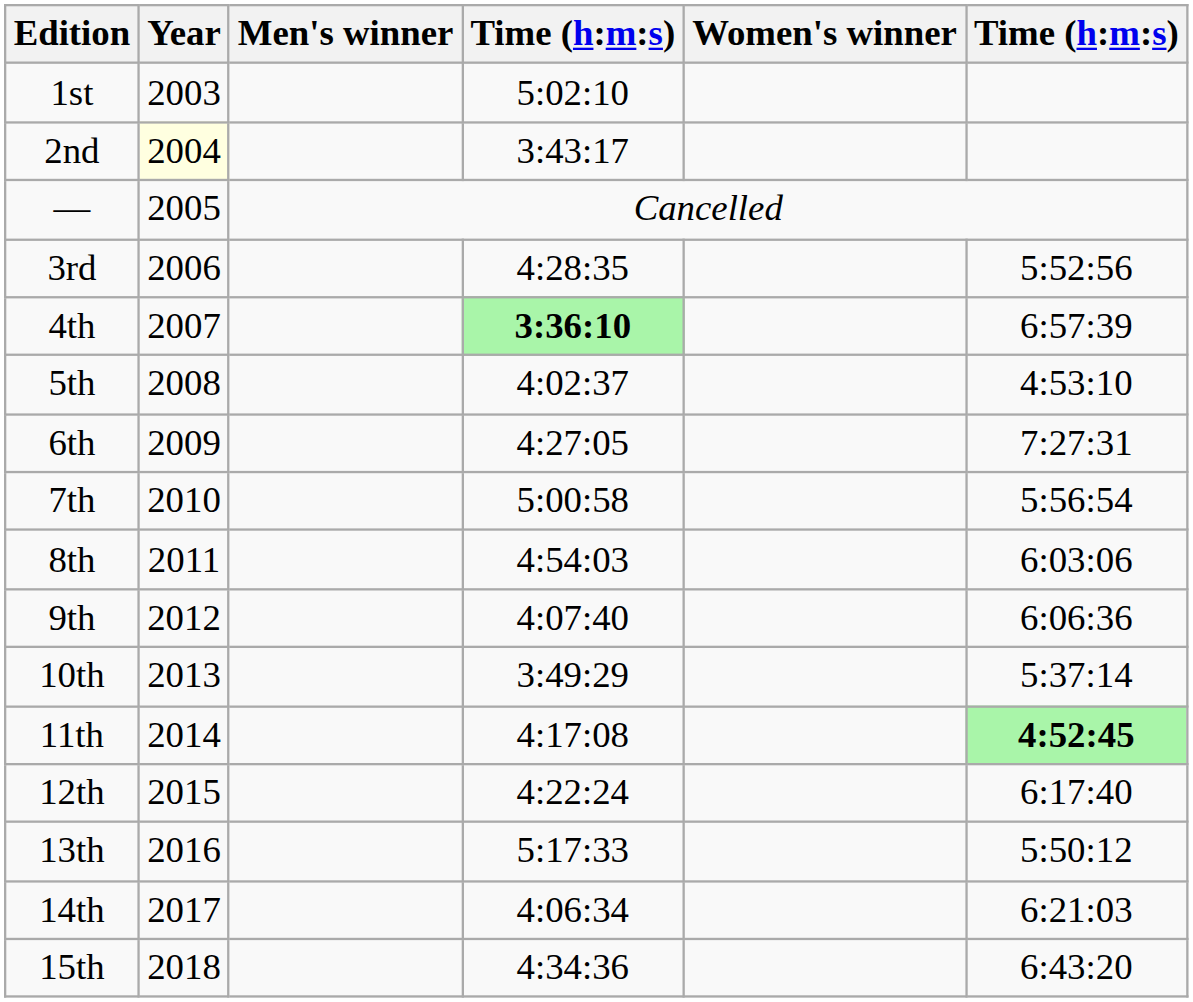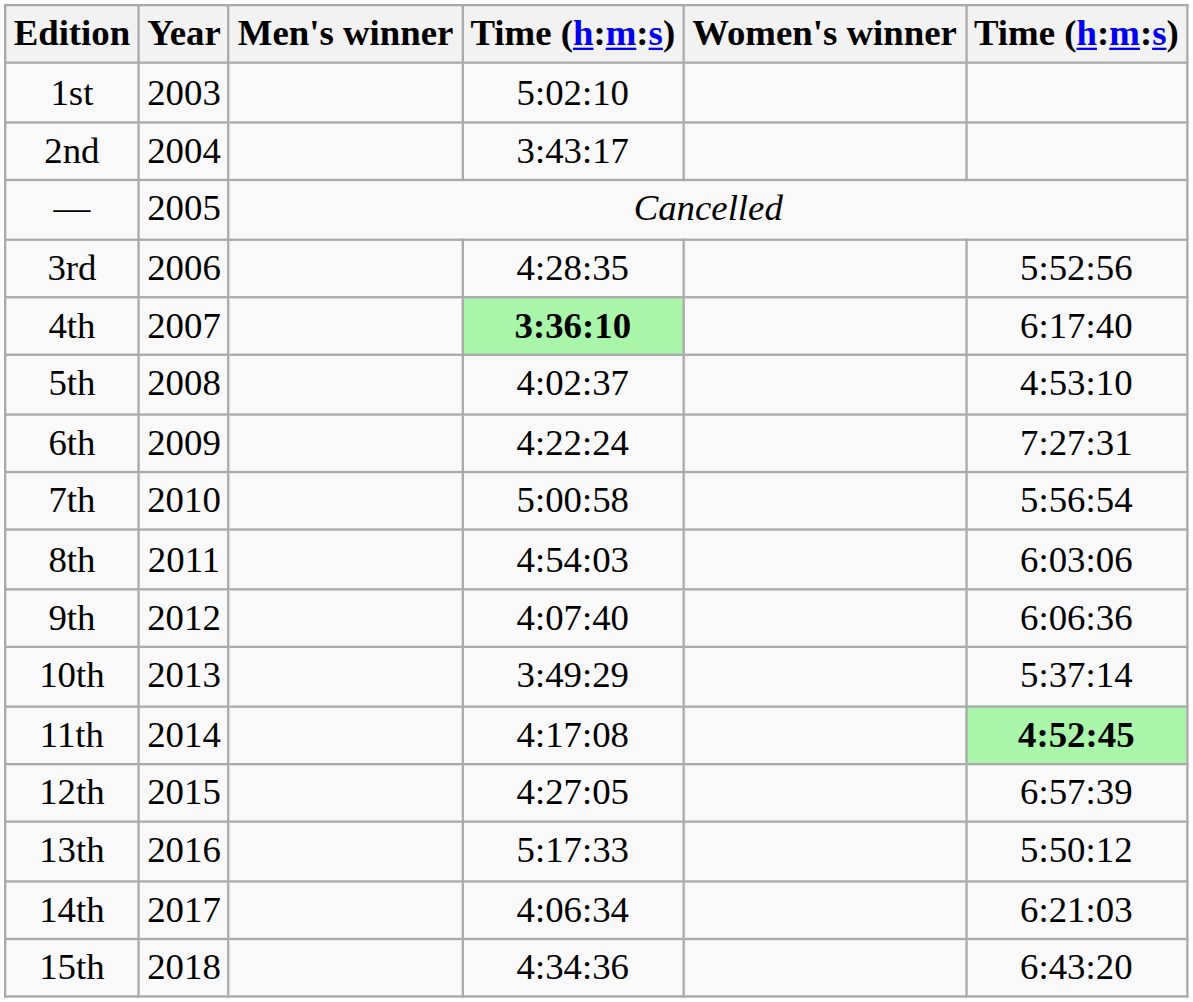(184, 150) lightyellow background -> (184, 150) no background
(1076, 325) 6:57:39 -> (1076, 325) 6:17:40
(573, 442) 4:27:05 -> (573, 442) 4:22:24
(573, 792) 4:22:24 -> (573, 792) 4:27:05
(1076, 792) 6:17:40 -> (1076, 792) 6:57:39
